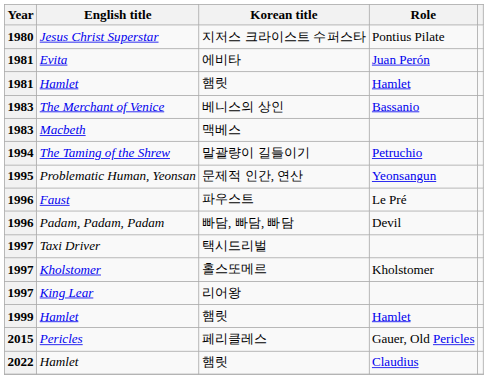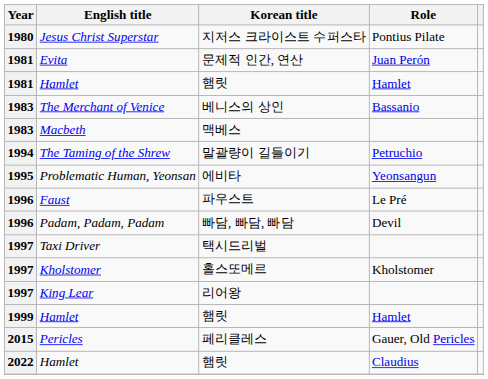(222, 59) 에비타 -> (253, 59) 문제적 인간, 연산
(253, 176) 문제적 인간, 연산 -> (222, 176) 에비타
